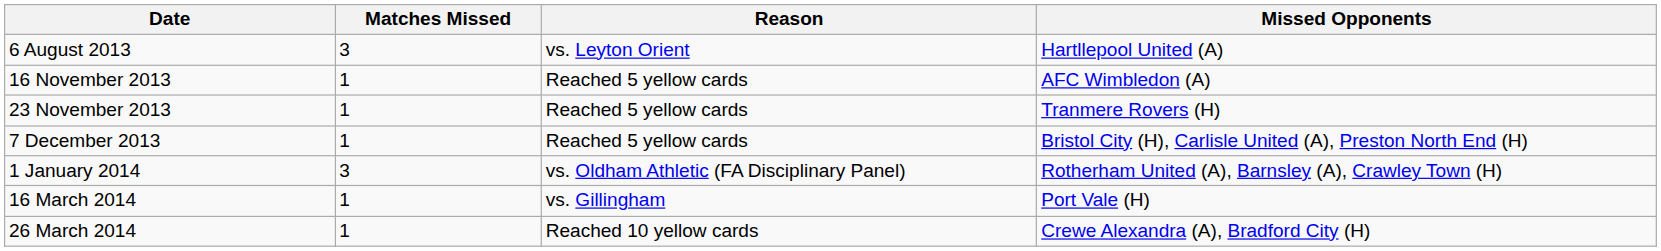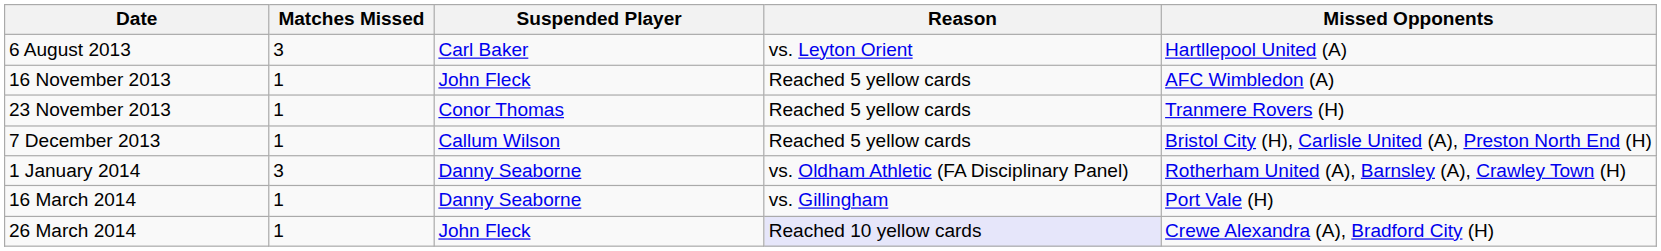+ column: (599, 19)
(652, 230) no background -> (875, 230) lavender background
